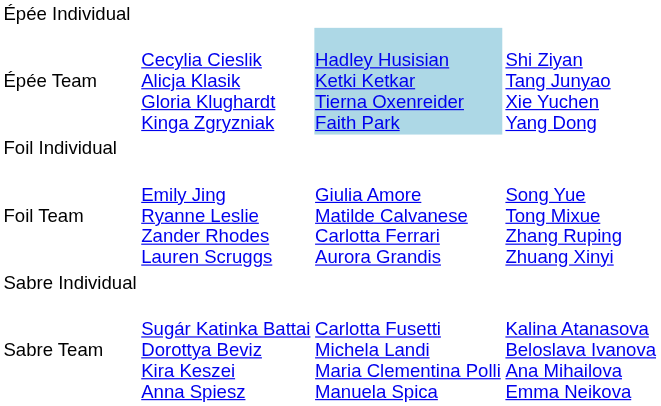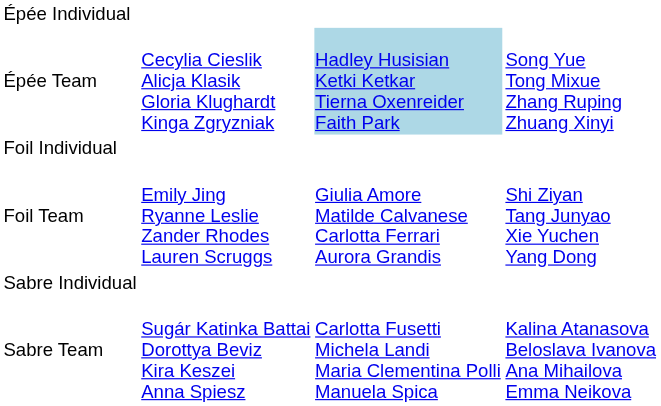(558, 91) Shi Ziyan Tang Junyao Xie Yuchen Yang Dong -> (564, 91) Song Yue Tong Mixue Zhang Ruping Zhuang Xinyi
(564, 226) Song Yue Tong Mixue Zhang Ruping Zhuang Xinyi -> (558, 226) Shi Ziyan Tang Junyao Xie Yuchen Yang Dong
